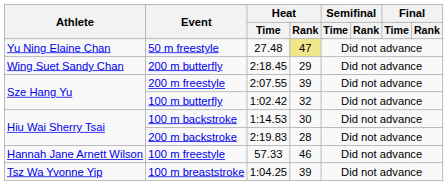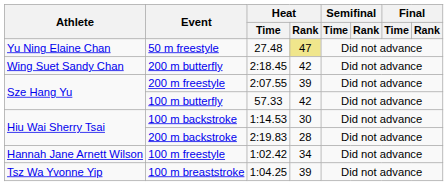(305, 66) 29 -> (305, 66) 42
(268, 101) 1:02.42 -> (268, 101) 57.33
(305, 101) 32 -> (305, 101) 42
(268, 155) 57.33 -> (268, 155) 1:02.42
(305, 155) 46 -> (305, 155) 34
